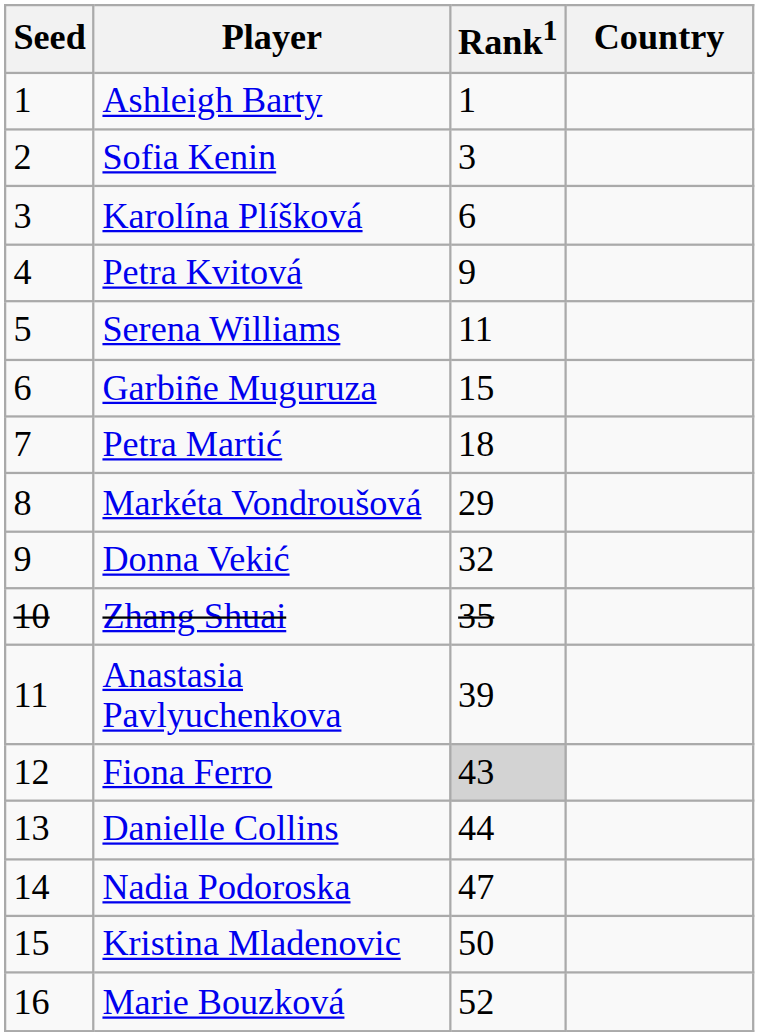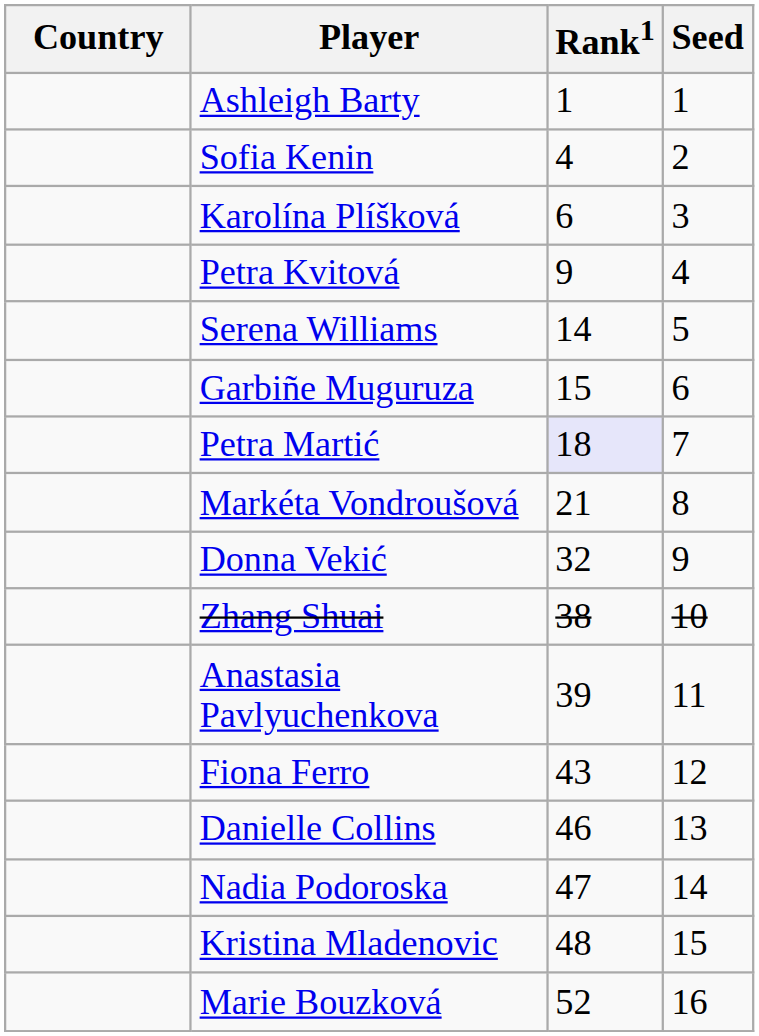columns swapped: (659, 38) <-> (50, 38)
(467, 157) 3 -> (564, 157) 4
(476, 329) 11 -> (573, 329) 14
(476, 444) no background -> (573, 444) lavender background
(476, 501) 29 -> (573, 501) 21
(476, 616) 35 -> (573, 616) 38
(476, 771) lightgrey background -> (573, 771) no background
(476, 829) 44 -> (573, 829) 46
(476, 943) 50 -> (573, 943) 48
